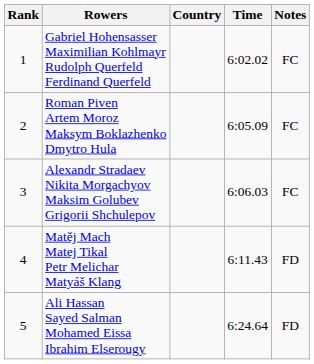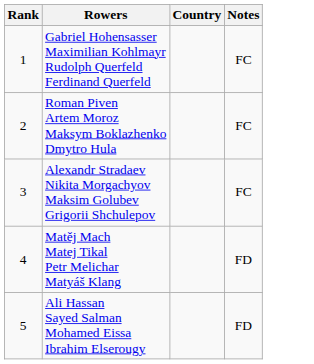- column: (248, 15)
